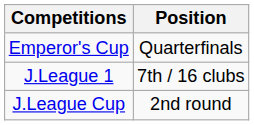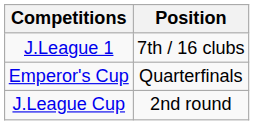rows swapped: (69, 76) <-> (69, 47)
